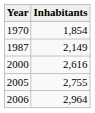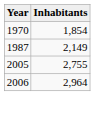- row: (18, 64)
